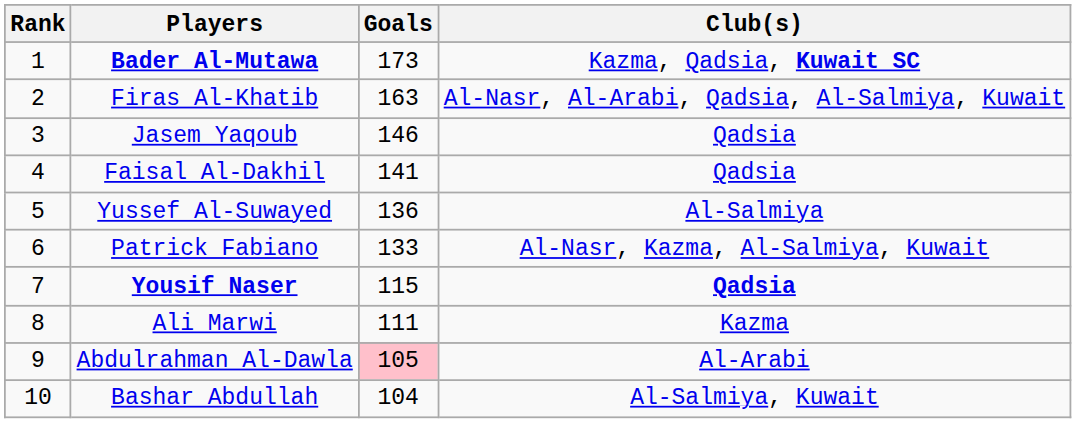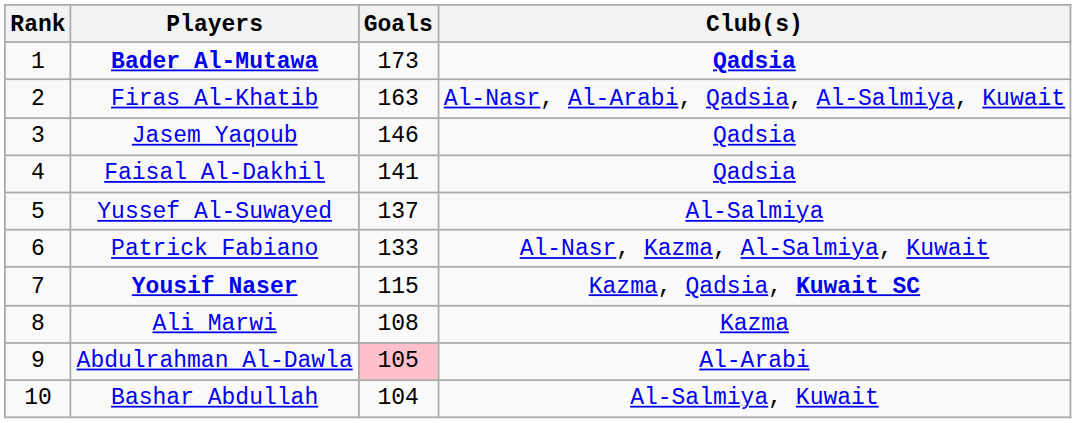(754, 61) Kazma, Qadsia, Kuwait SC -> (754, 61) Qadsia
(398, 211) 136 -> (398, 211) 137
(754, 286) Qadsia -> (754, 286) Kazma, Qadsia, Kuwait SC
(398, 324) 111 -> (398, 324) 108
